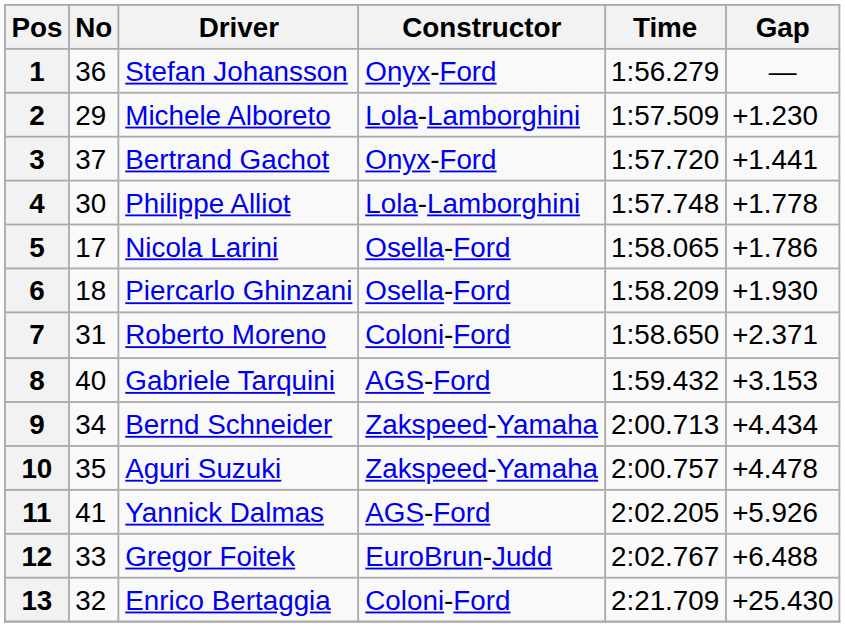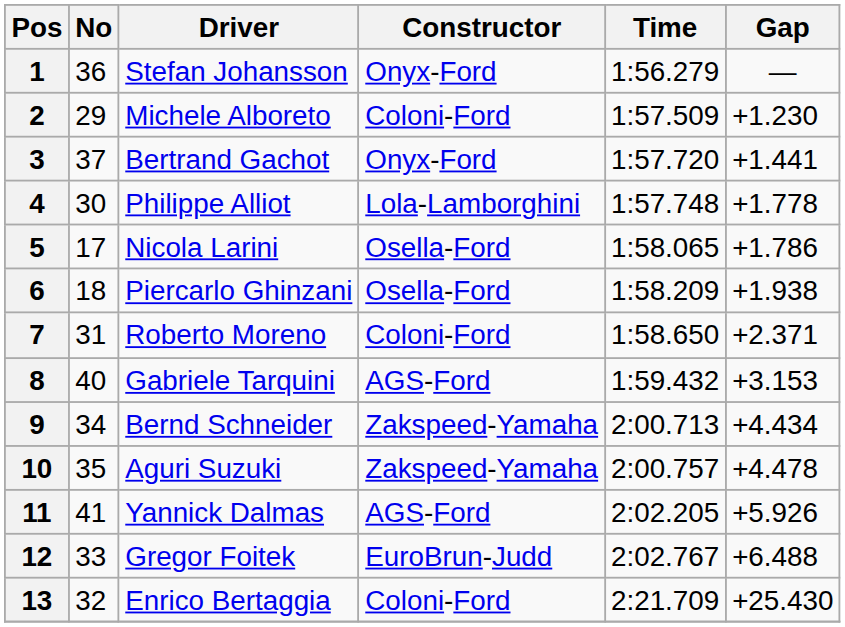(473, 115) Lola-Lamborghini -> (438, 115) Coloni-Ford
(775, 291) +1.930 -> (775, 291) +1.938
